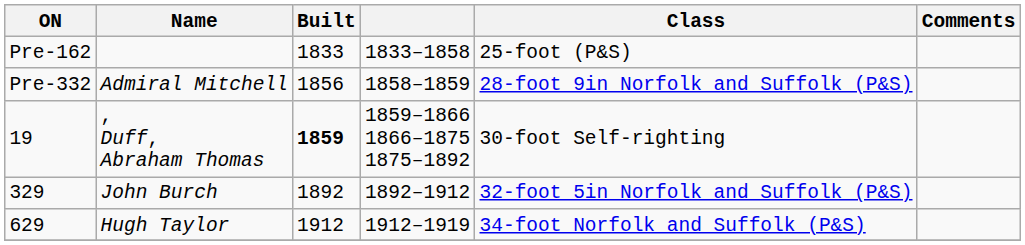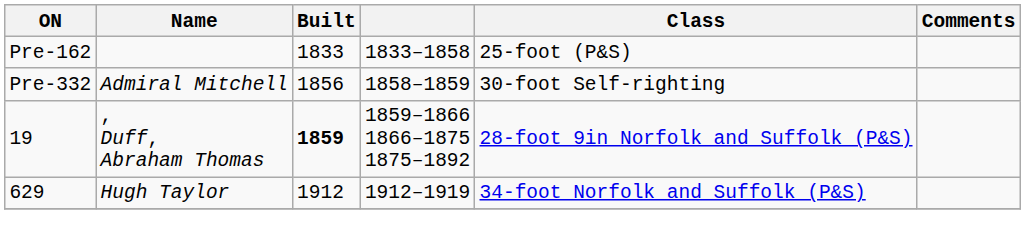(696, 84) 28-foot 9in Norfolk and Suffolk (P&S) -> (602, 84) 30-foot Self-righting
(602, 138) 30-foot Self-righting -> (696, 138) 28-foot 9in Norfolk and Suffolk (P&S)
- row: (27, 193)
